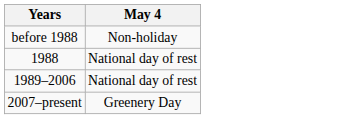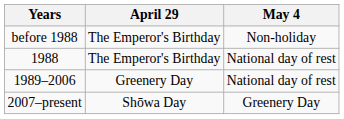+ column: (154, 15)
